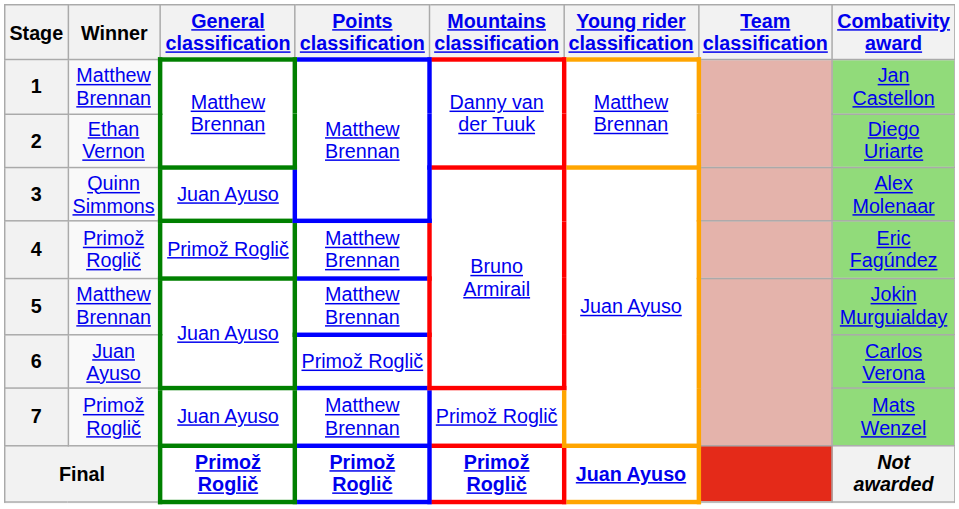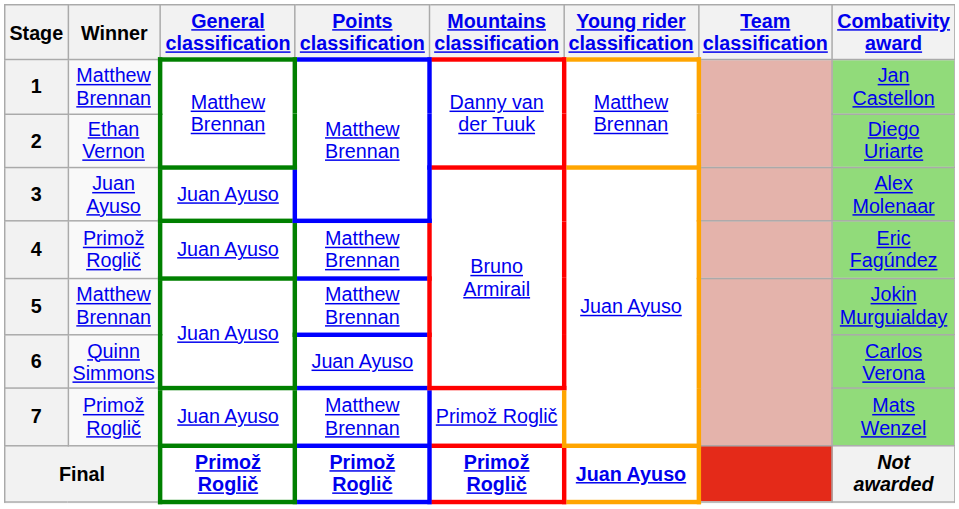(114, 195) Quinn Simmons -> (114, 195) Juan Ayuso
(228, 250) Primož Roglič -> (228, 250) Juan Ayuso
(114, 362) Juan Ayuso -> (114, 362) Quinn Simmons
(362, 362) Primož Roglič -> (362, 362) Juan Ayuso
